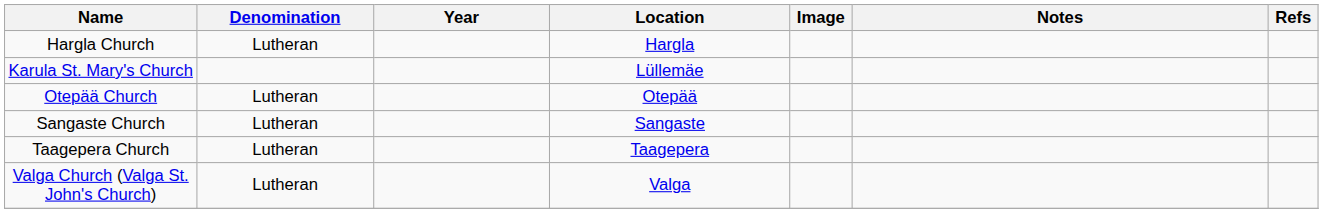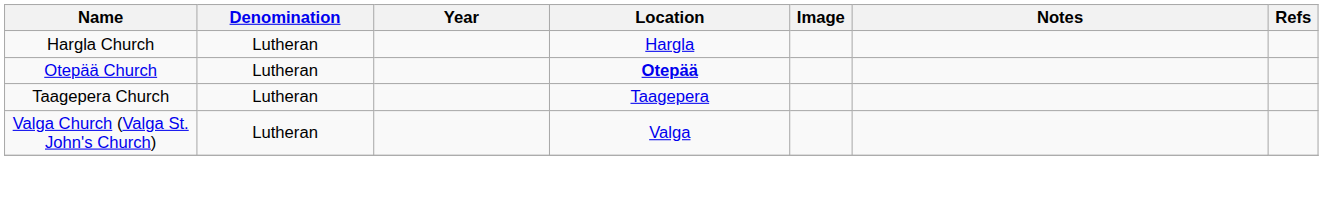- row: (101, 70)
(670, 96) normal -> (670, 70) bold
- row: (101, 123)
